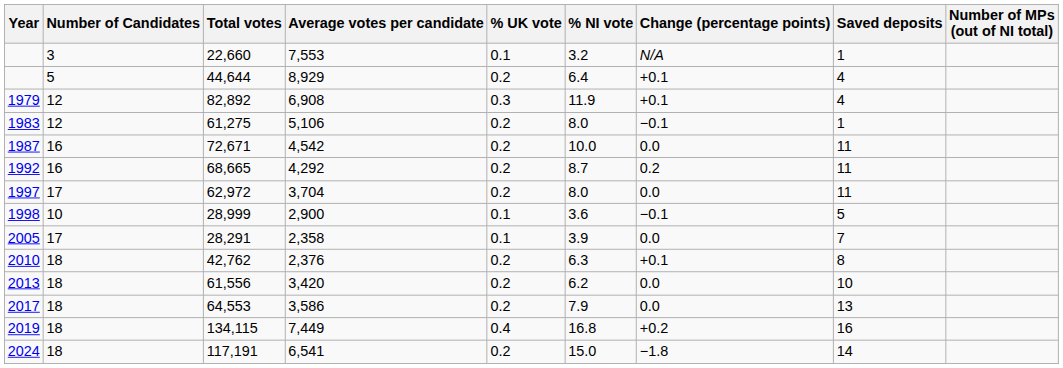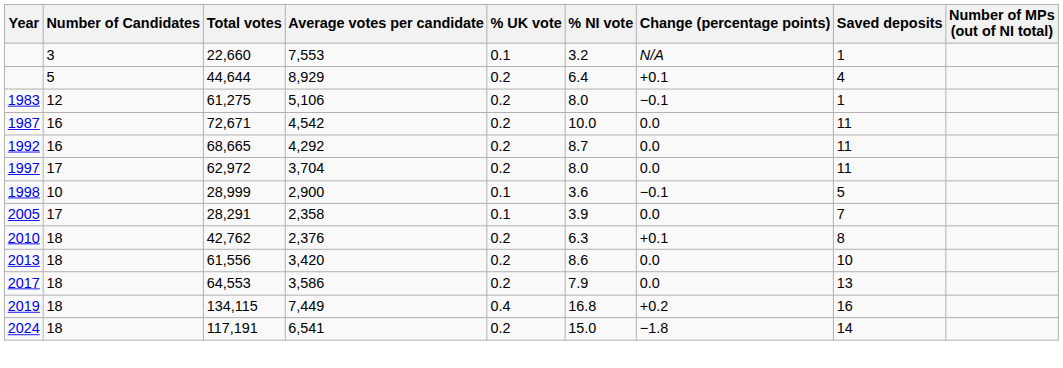- row: (229, 100)
(650, 169) 0.2 -> (650, 146) 0.0
(578, 283) 6.2 -> (578, 260) 8.6
